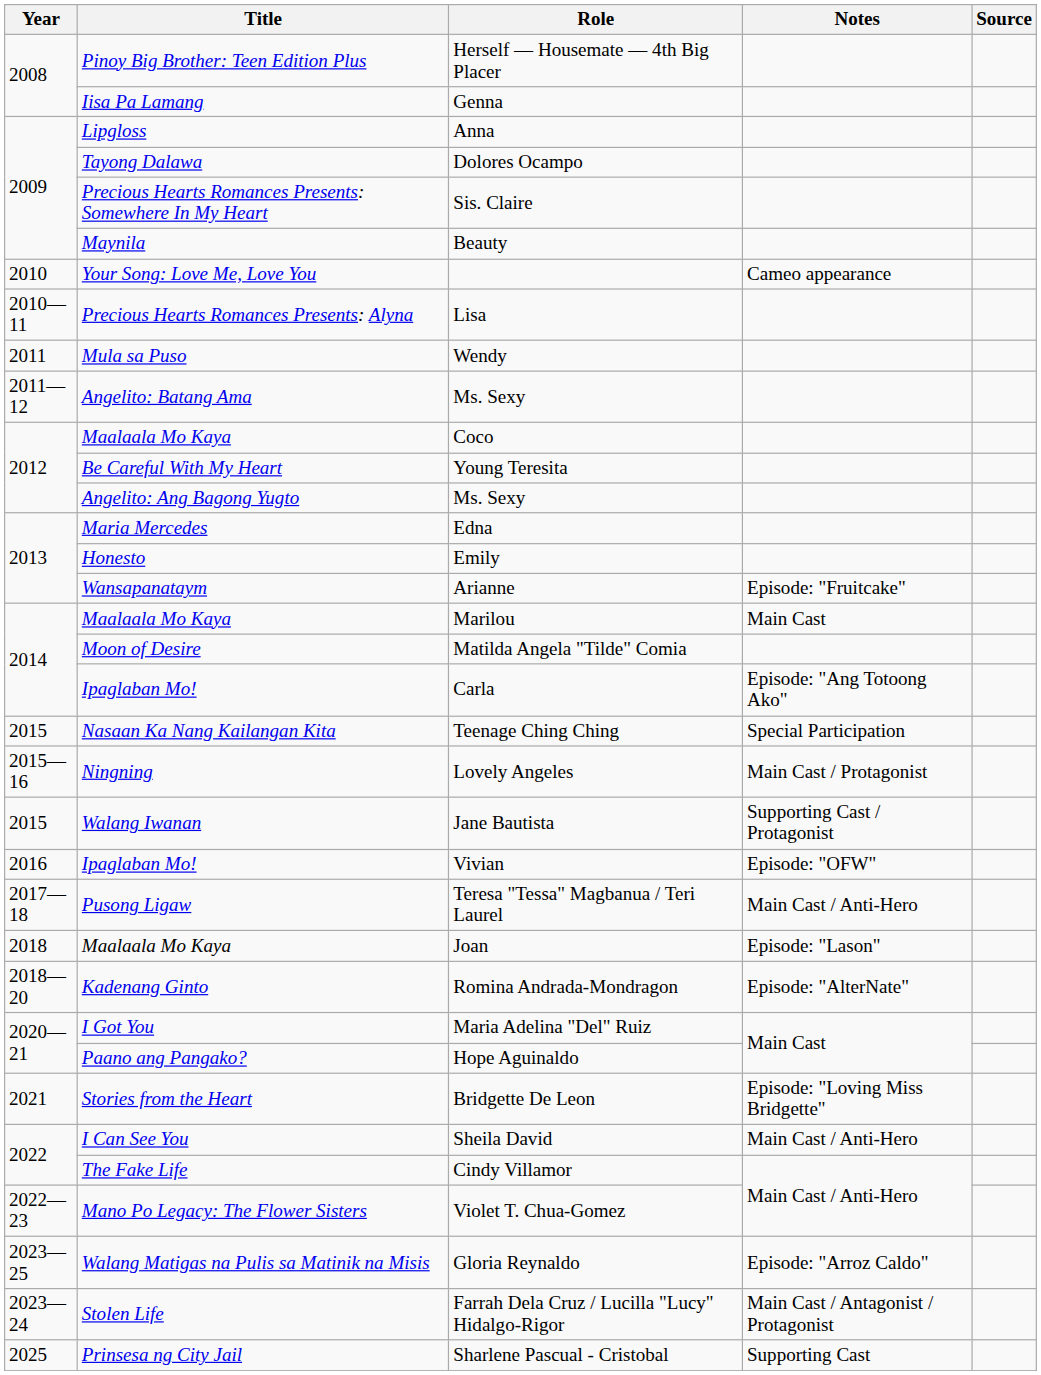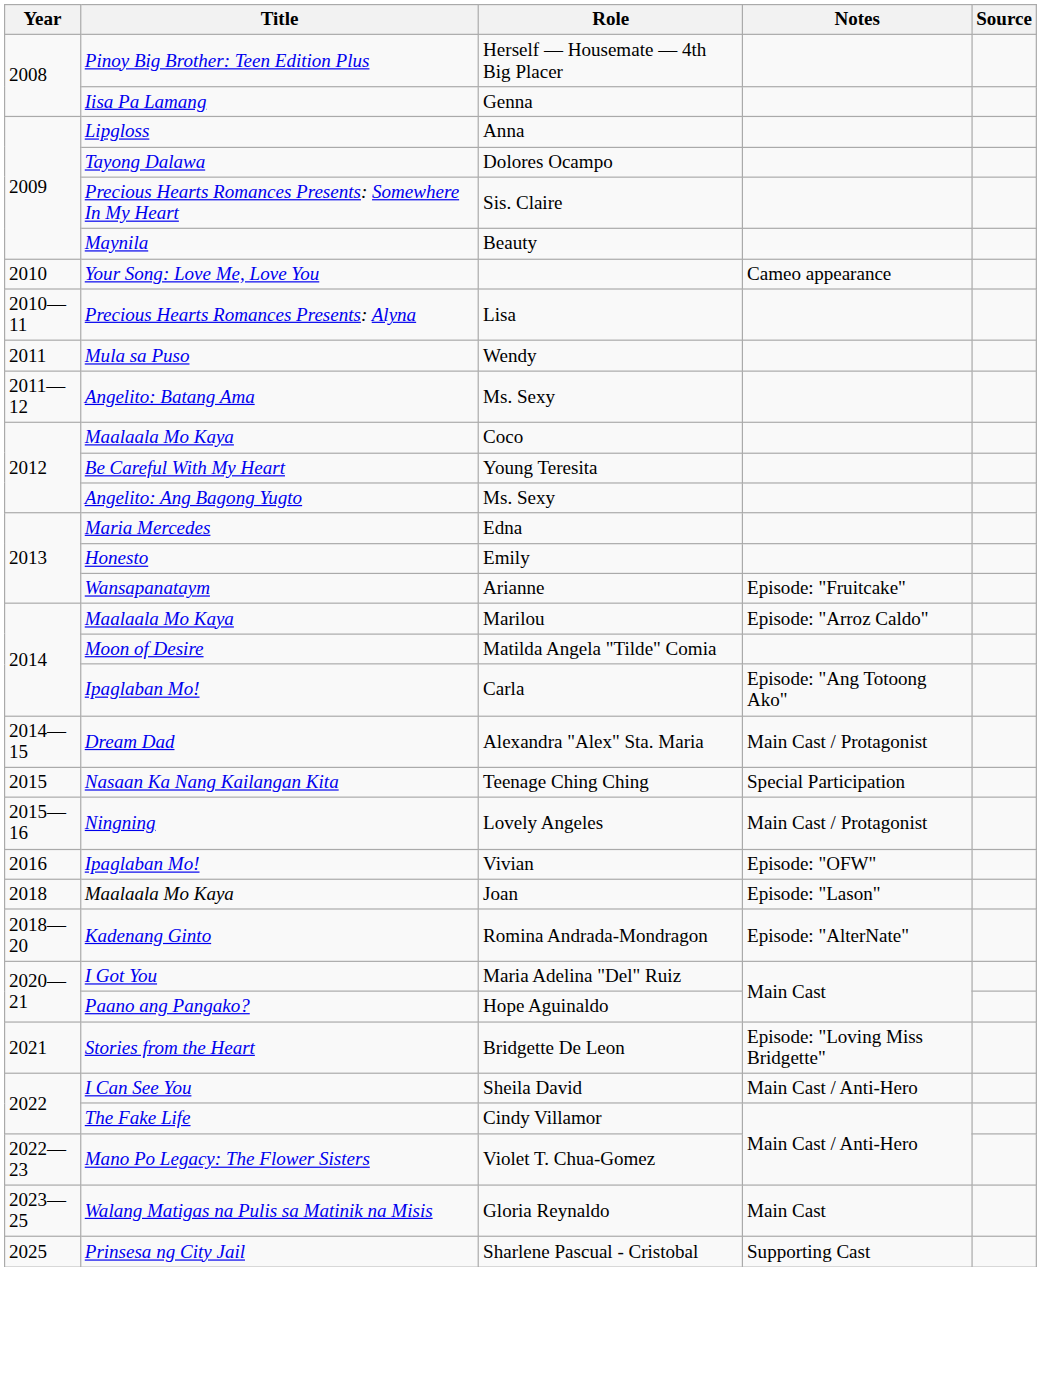(786, 618) Main Cast -> (838, 618) Episode: "Arroz Caldo"
+ row: (130, 741)
- row: (142, 823)
- row: (137, 904)
(838, 1262) Episode: "Arroz Caldo" -> (786, 1210) Main Cast
- row: (123, 1314)
